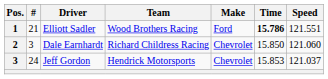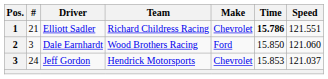(153, 29) Wood Brothers Racing -> (158, 29) Richard Childress Racing
(223, 29) Ford -> (233, 29) Chevrolet
(158, 45) Richard Childress Racing -> (153, 45) Wood Brothers Racing
(233, 45) Chevrolet -> (223, 45) Ford
